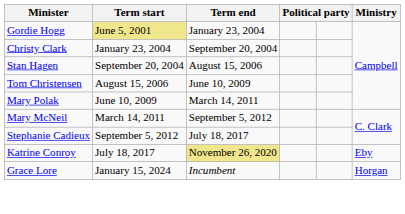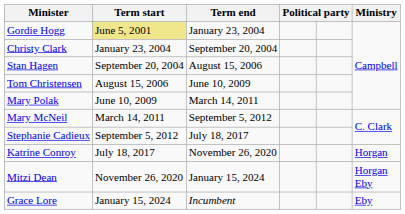(233, 153) khaki background -> (233, 153) no background
(364, 153) Eby -> (371, 153) Horgan
+ row: (32, 177)
(371, 170) Horgan -> (364, 200) Eby
